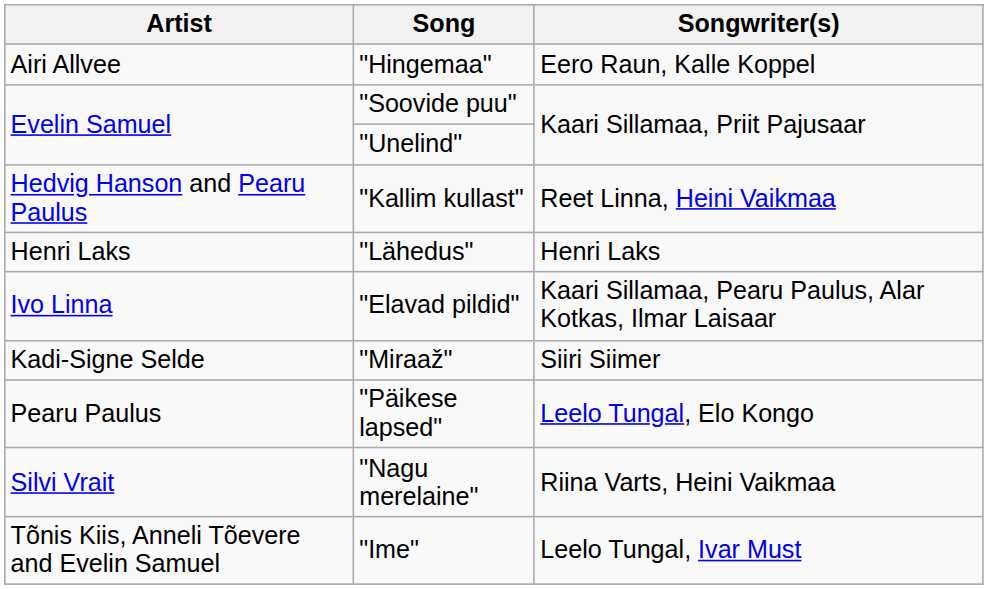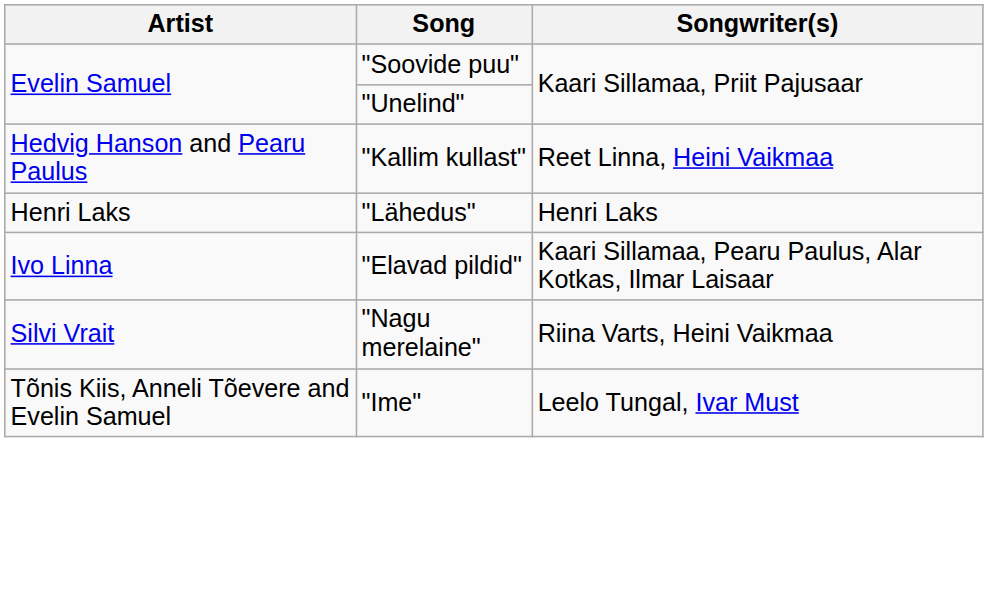- row: (425, 64)
- row: (406, 359)
- row: (408, 413)
